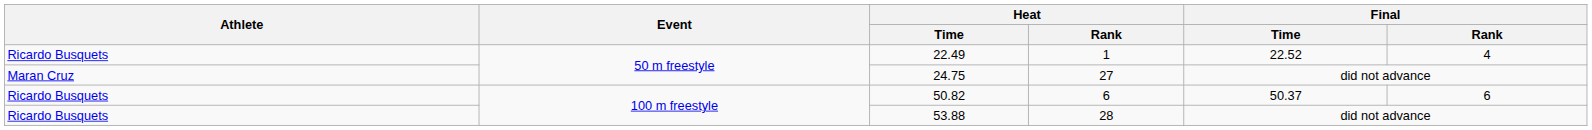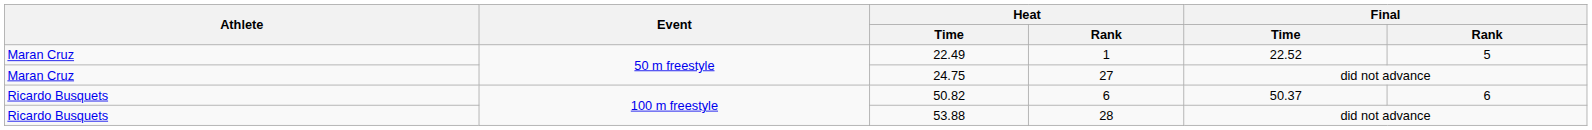(58, 55) Ricardo Busquets -> (41, 55) Maran Cruz
(1487, 55) 4 -> (1487, 55) 5
